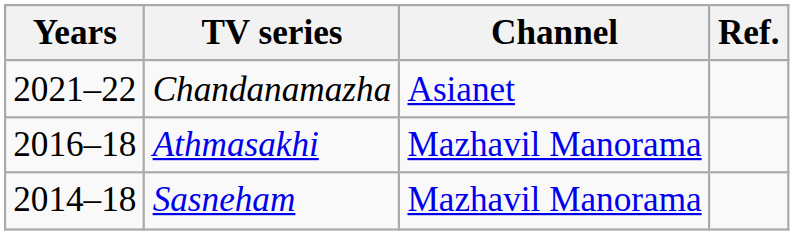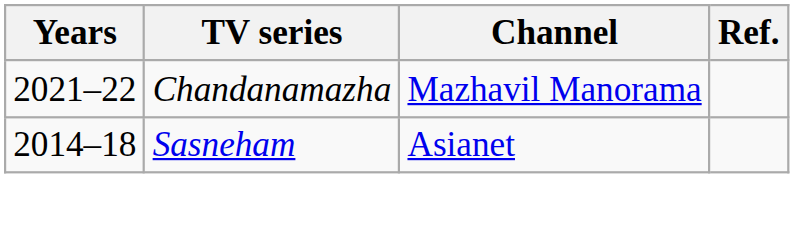(461, 88) Asianet -> (555, 88) Mazhavil Manorama
- row: (236, 144)
(555, 199) Mazhavil Manorama -> (461, 144) Asianet
